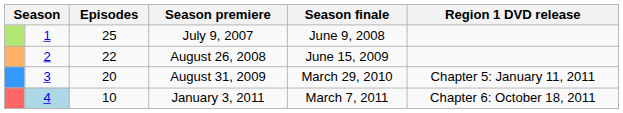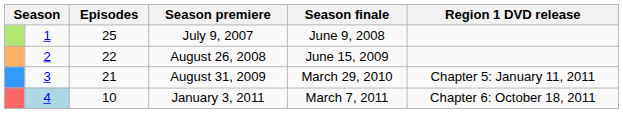(109, 77) 20 -> (109, 77) 21
